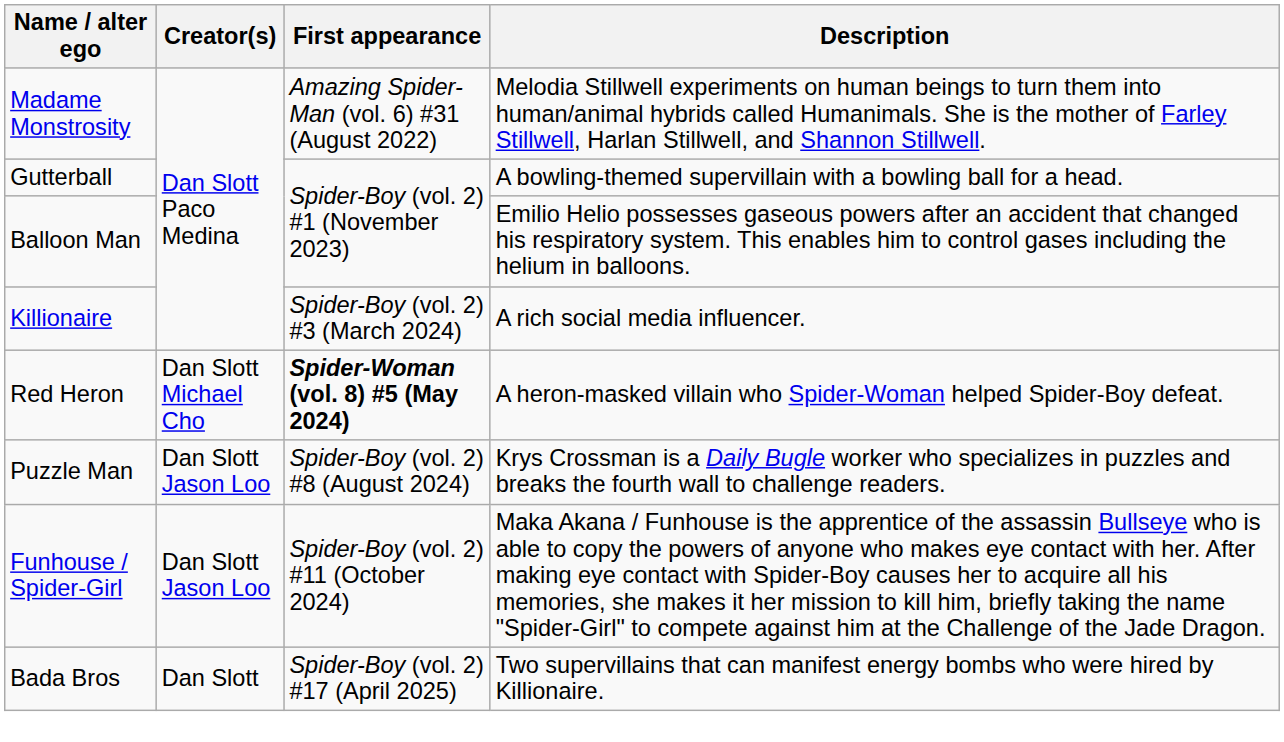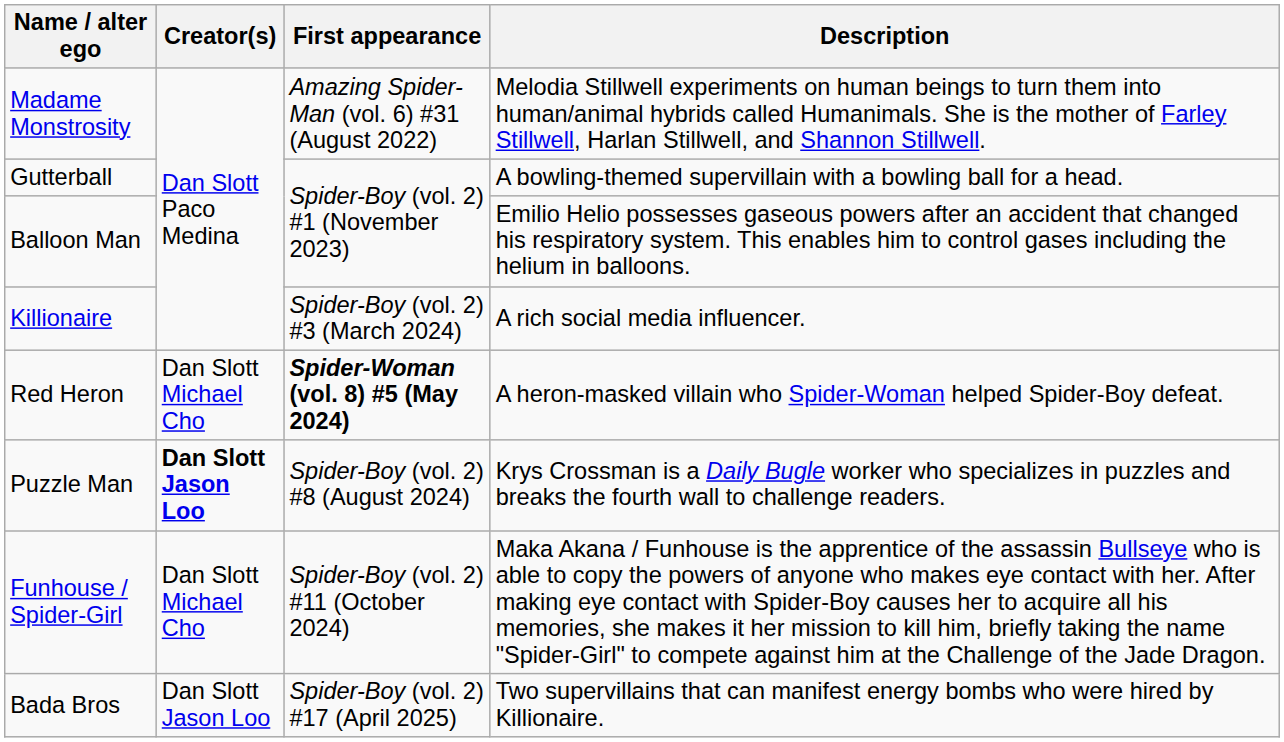(216, 471) normal -> (213, 485) bold
(216, 575) Dan Slott Jason Loo -> (210, 601) Dan Slott Michael Cho
(210, 678) Dan Slott -> (216, 705) Dan Slott Jason Loo
